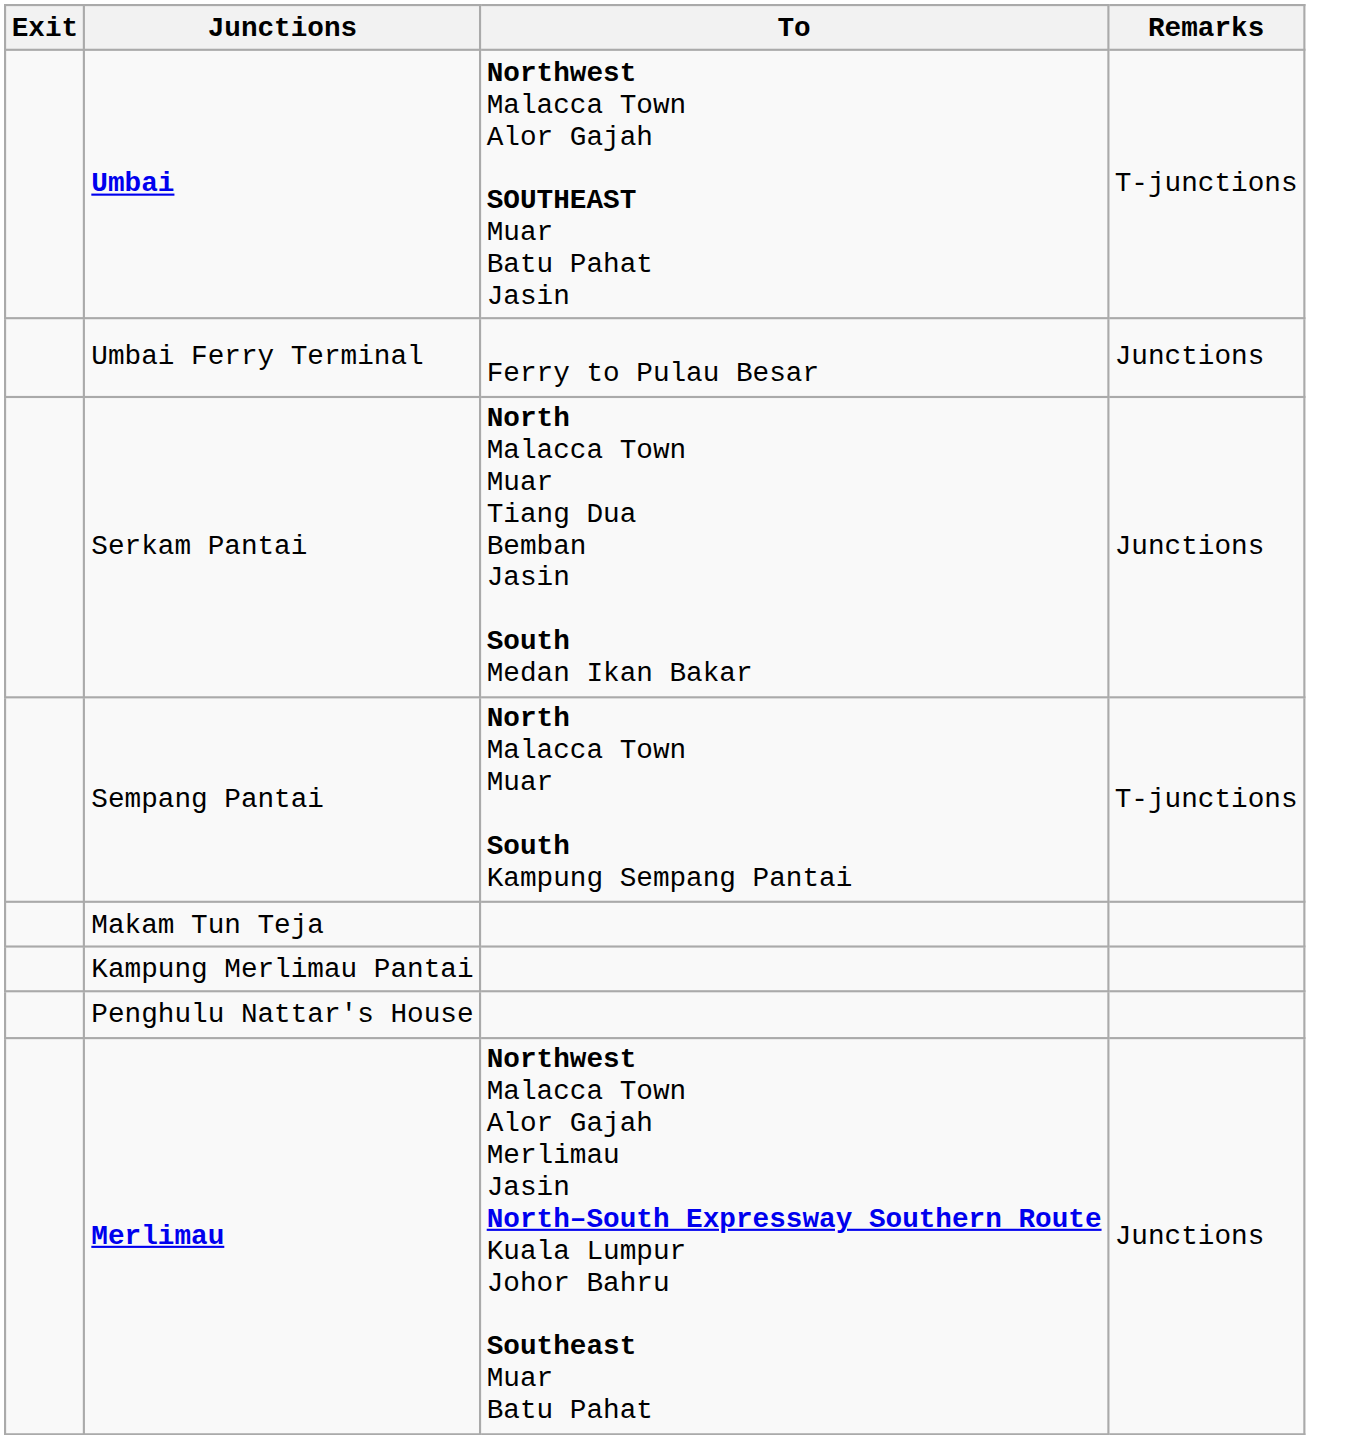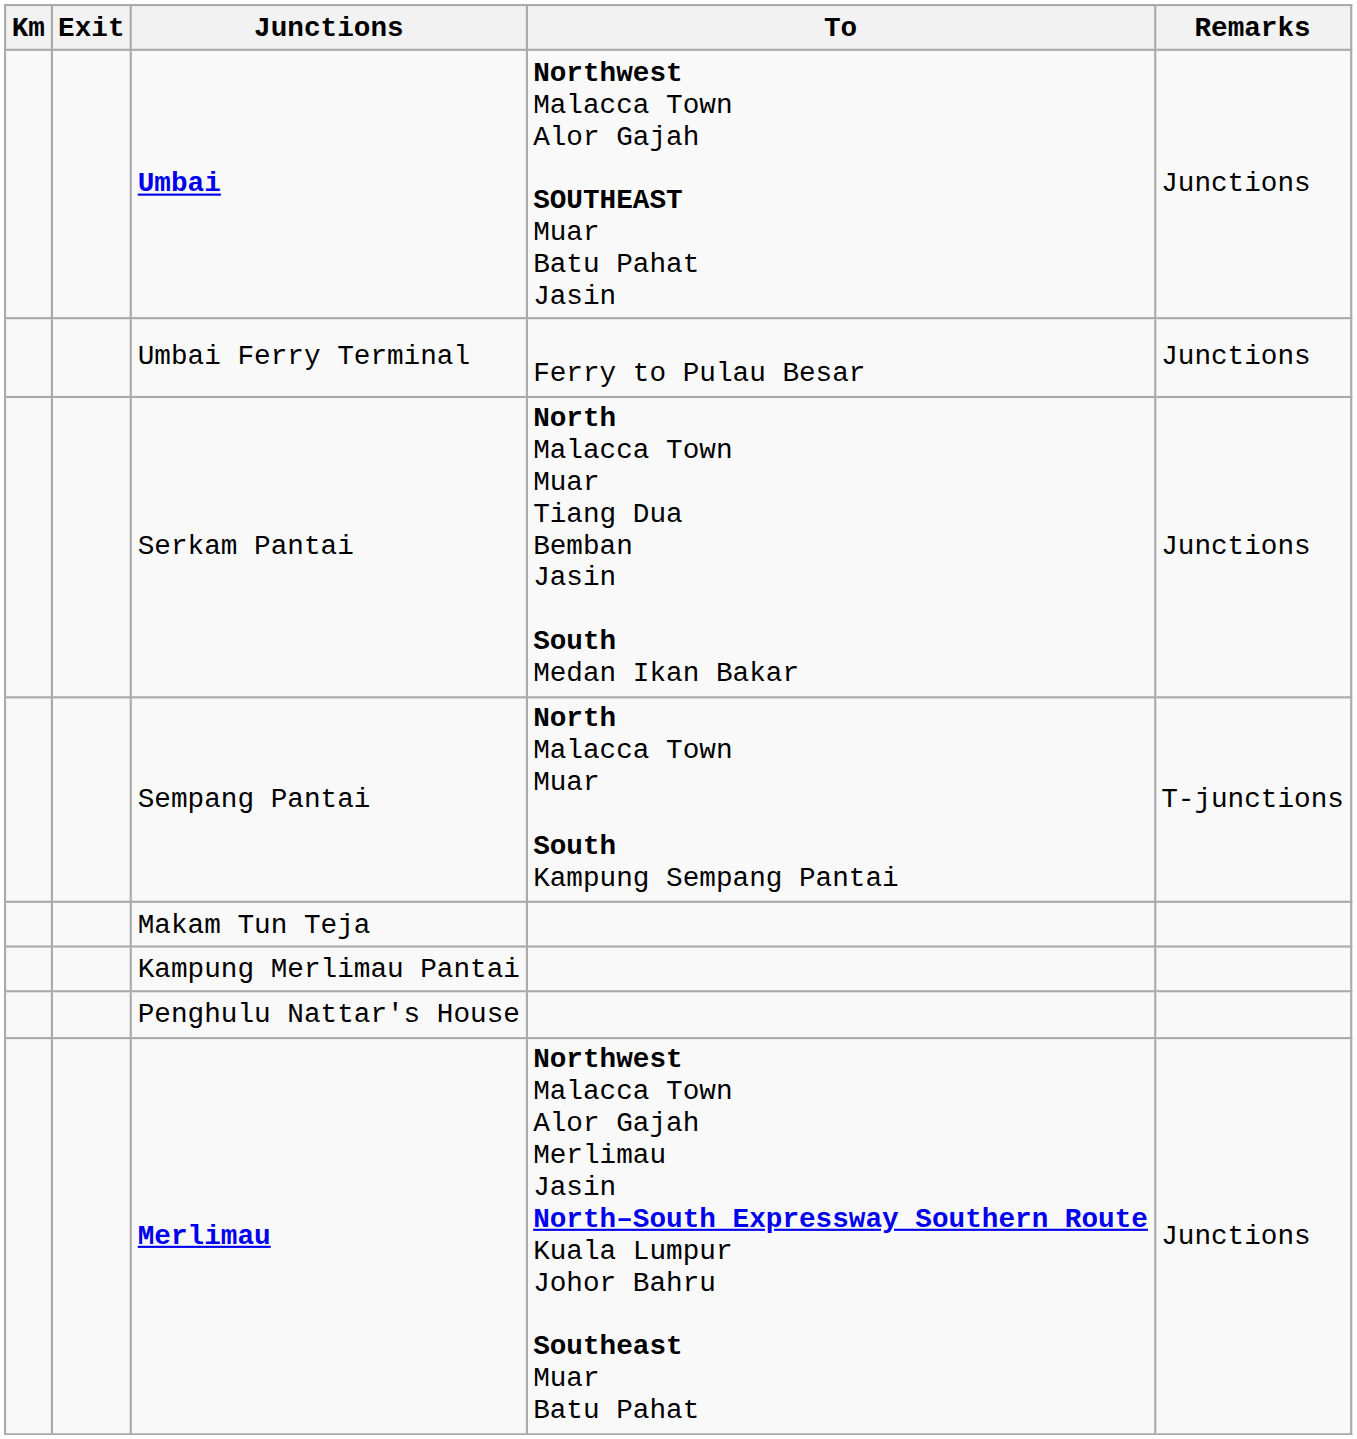+ column: (28, 28)
(1206, 185) T-junctions -> (1236, 185) Junctions
